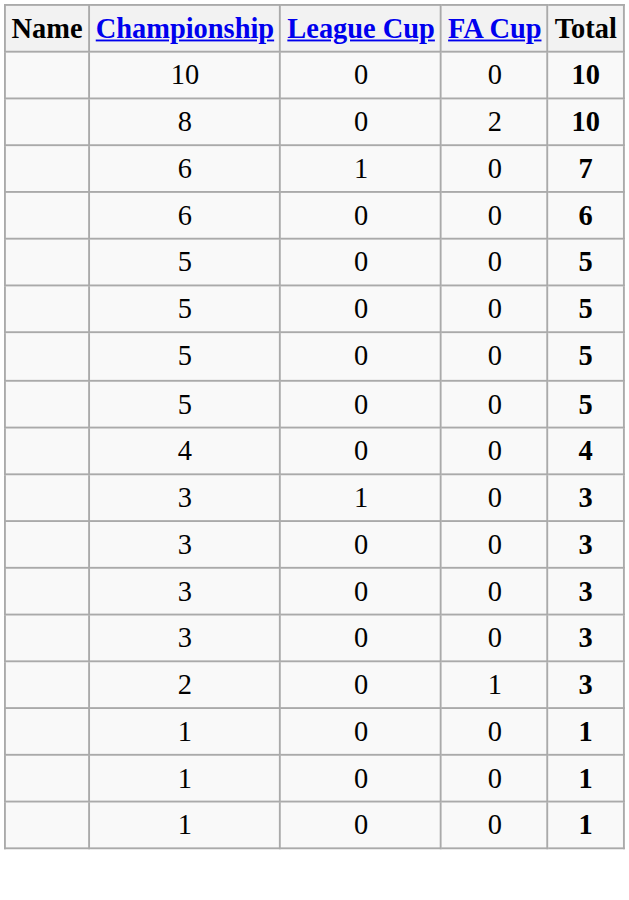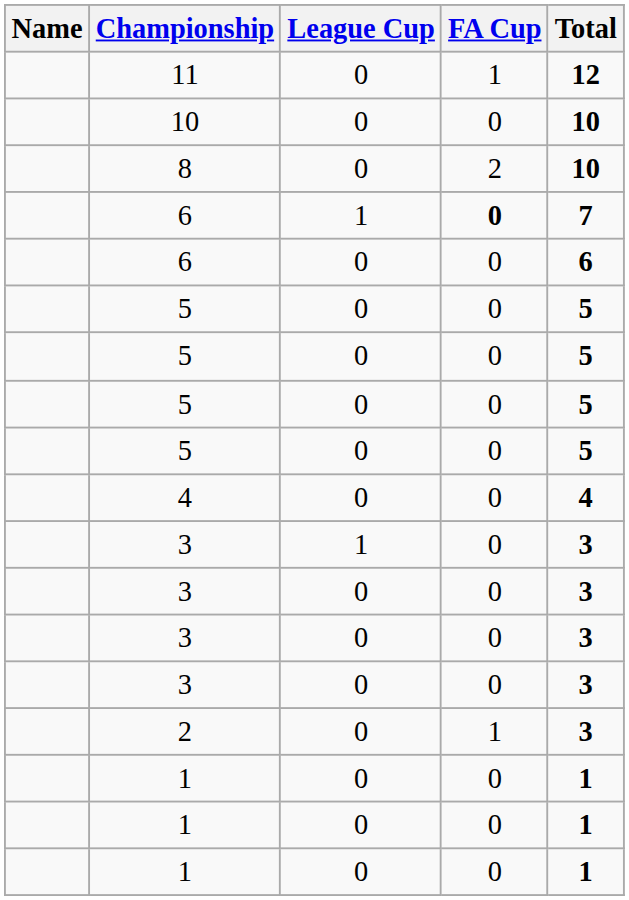+ row: (185, 74)
(495, 168) normal -> (495, 215) bold
